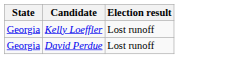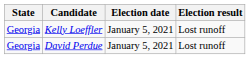+ column: (140, 12)
